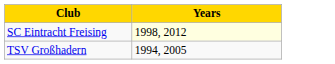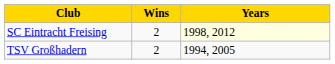+ column: (156, 13)
